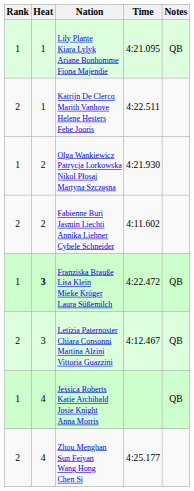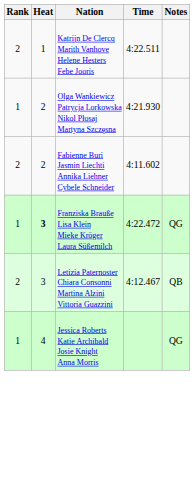- row: (88, 54)
(176, 282) QB -> (176, 224) QG
(176, 399) QB -> (176, 341) QG
- row: (82, 463)
